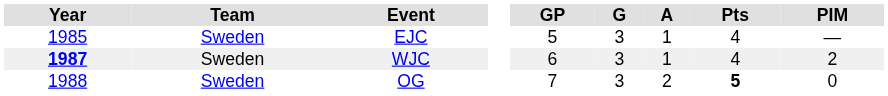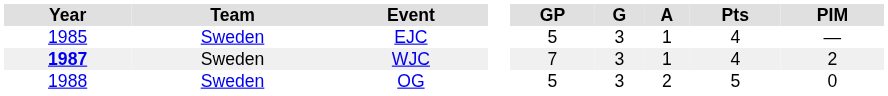(552, 58) 6 -> (552, 58) 7
(552, 80) 7 -> (552, 80) 5
(735, 80) bold -> (735, 80) normal
